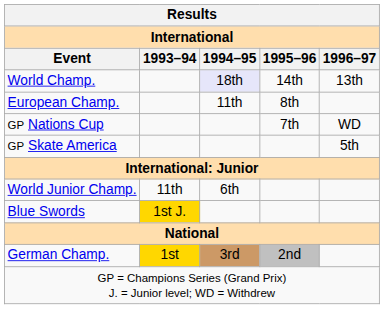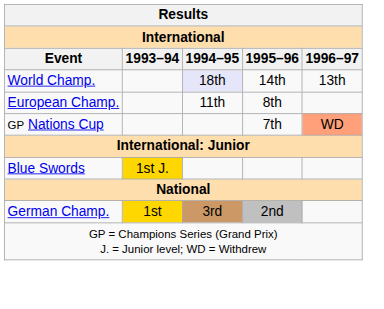(349, 124) no background -> (332, 124) lightsalmon background
- row: (62, 146)
- row: (72, 189)
